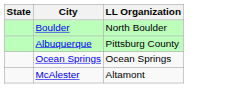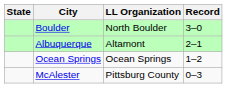+ column: (203, 12)
(142, 43) Pittsburg County -> (125, 43) Altamont
(125, 75) Altamont -> (142, 75) Pittsburg County
